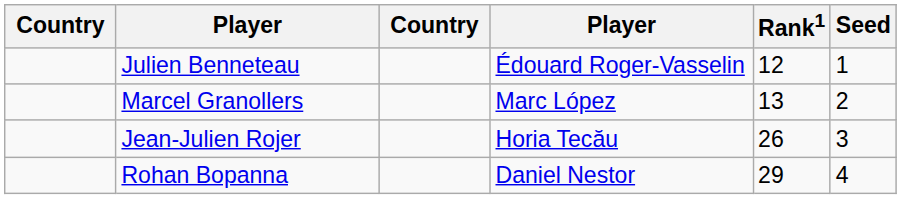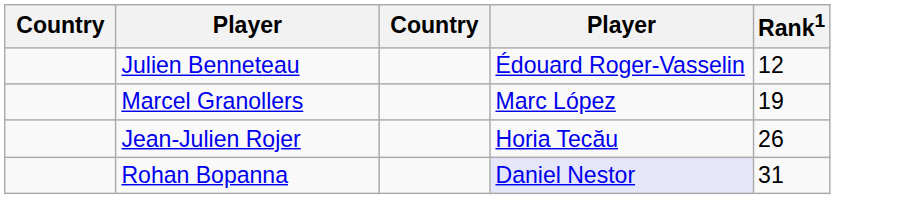- column: (863, 25)
(771, 102) 13 -> (771, 102) 19
(565, 175) no background -> (565, 175) lavender background
(771, 175) 29 -> (771, 175) 31
